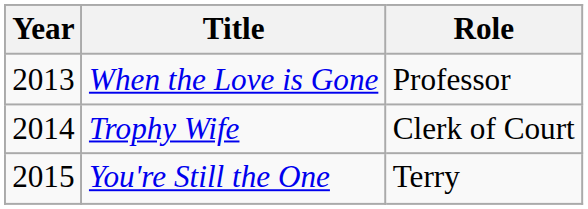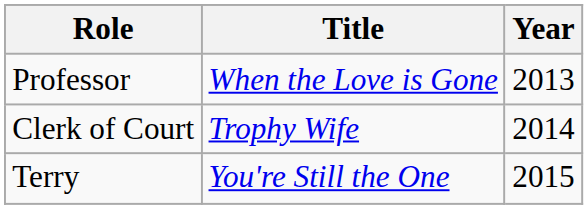columns swapped: (43, 29) <-> (484, 29)
